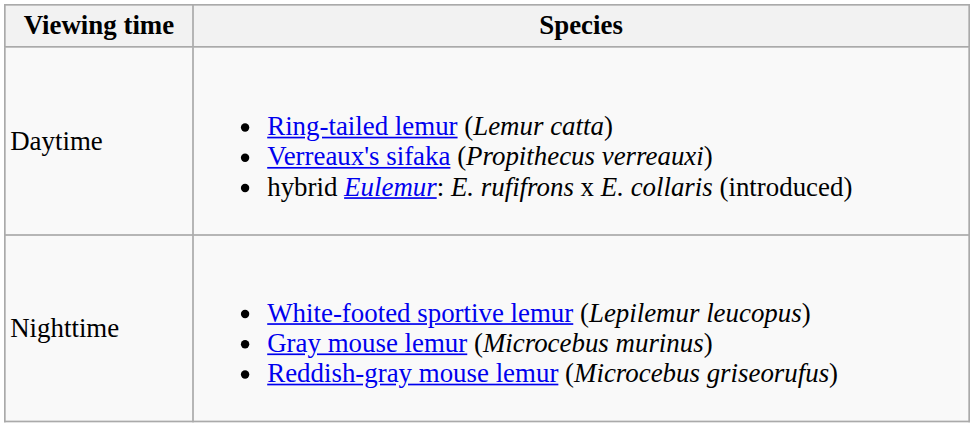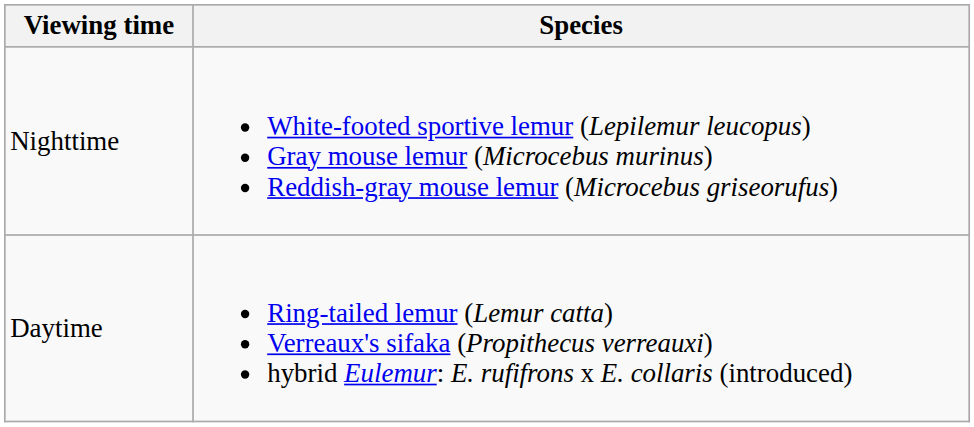rows swapped: (56, 140) <-> (65, 327)
